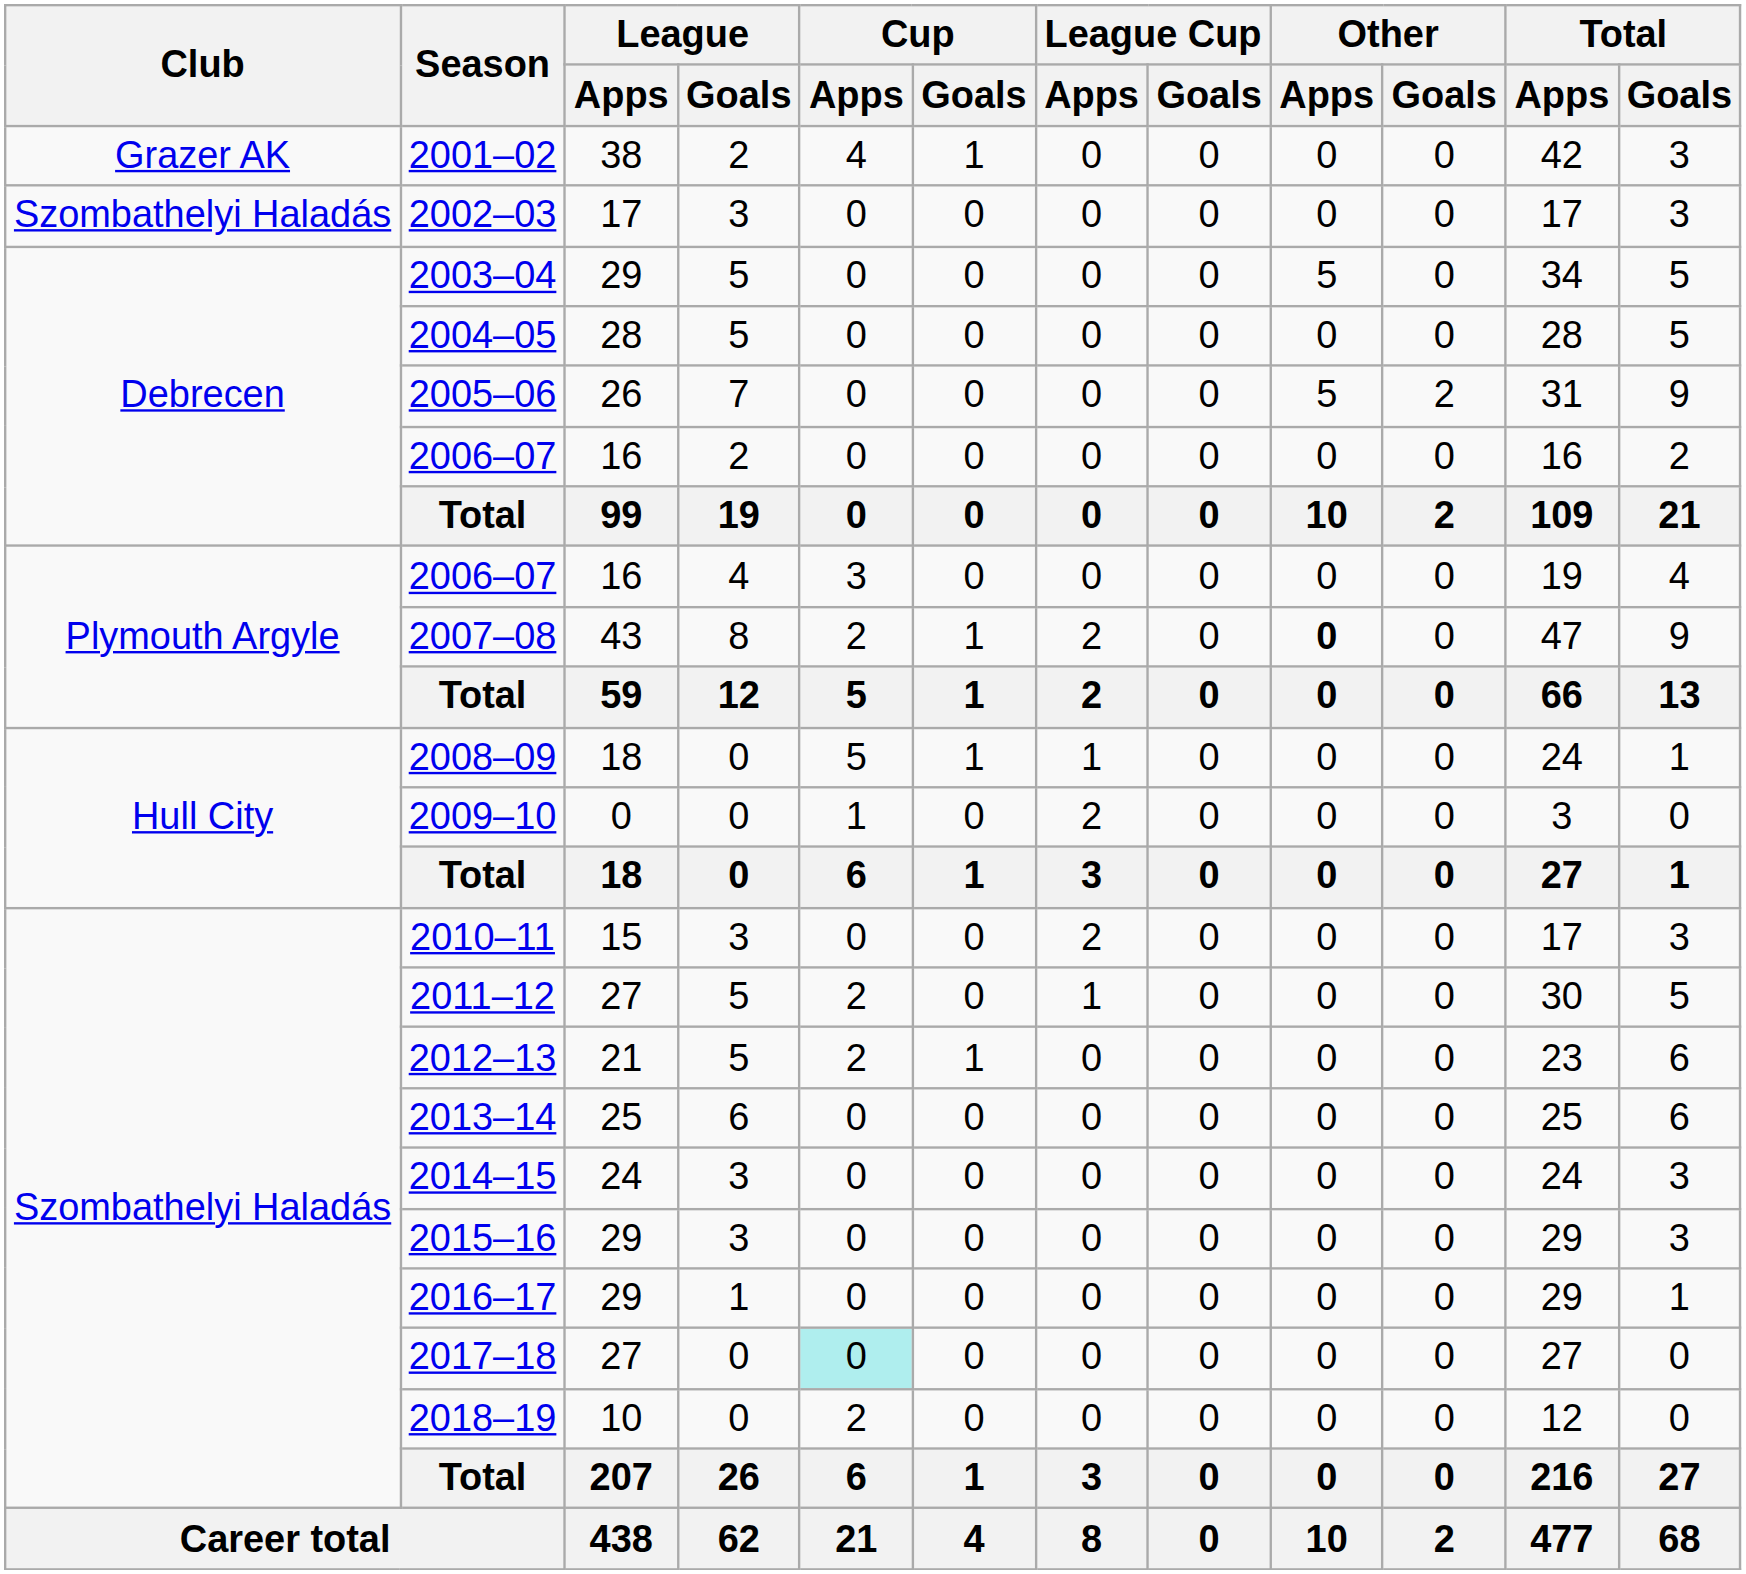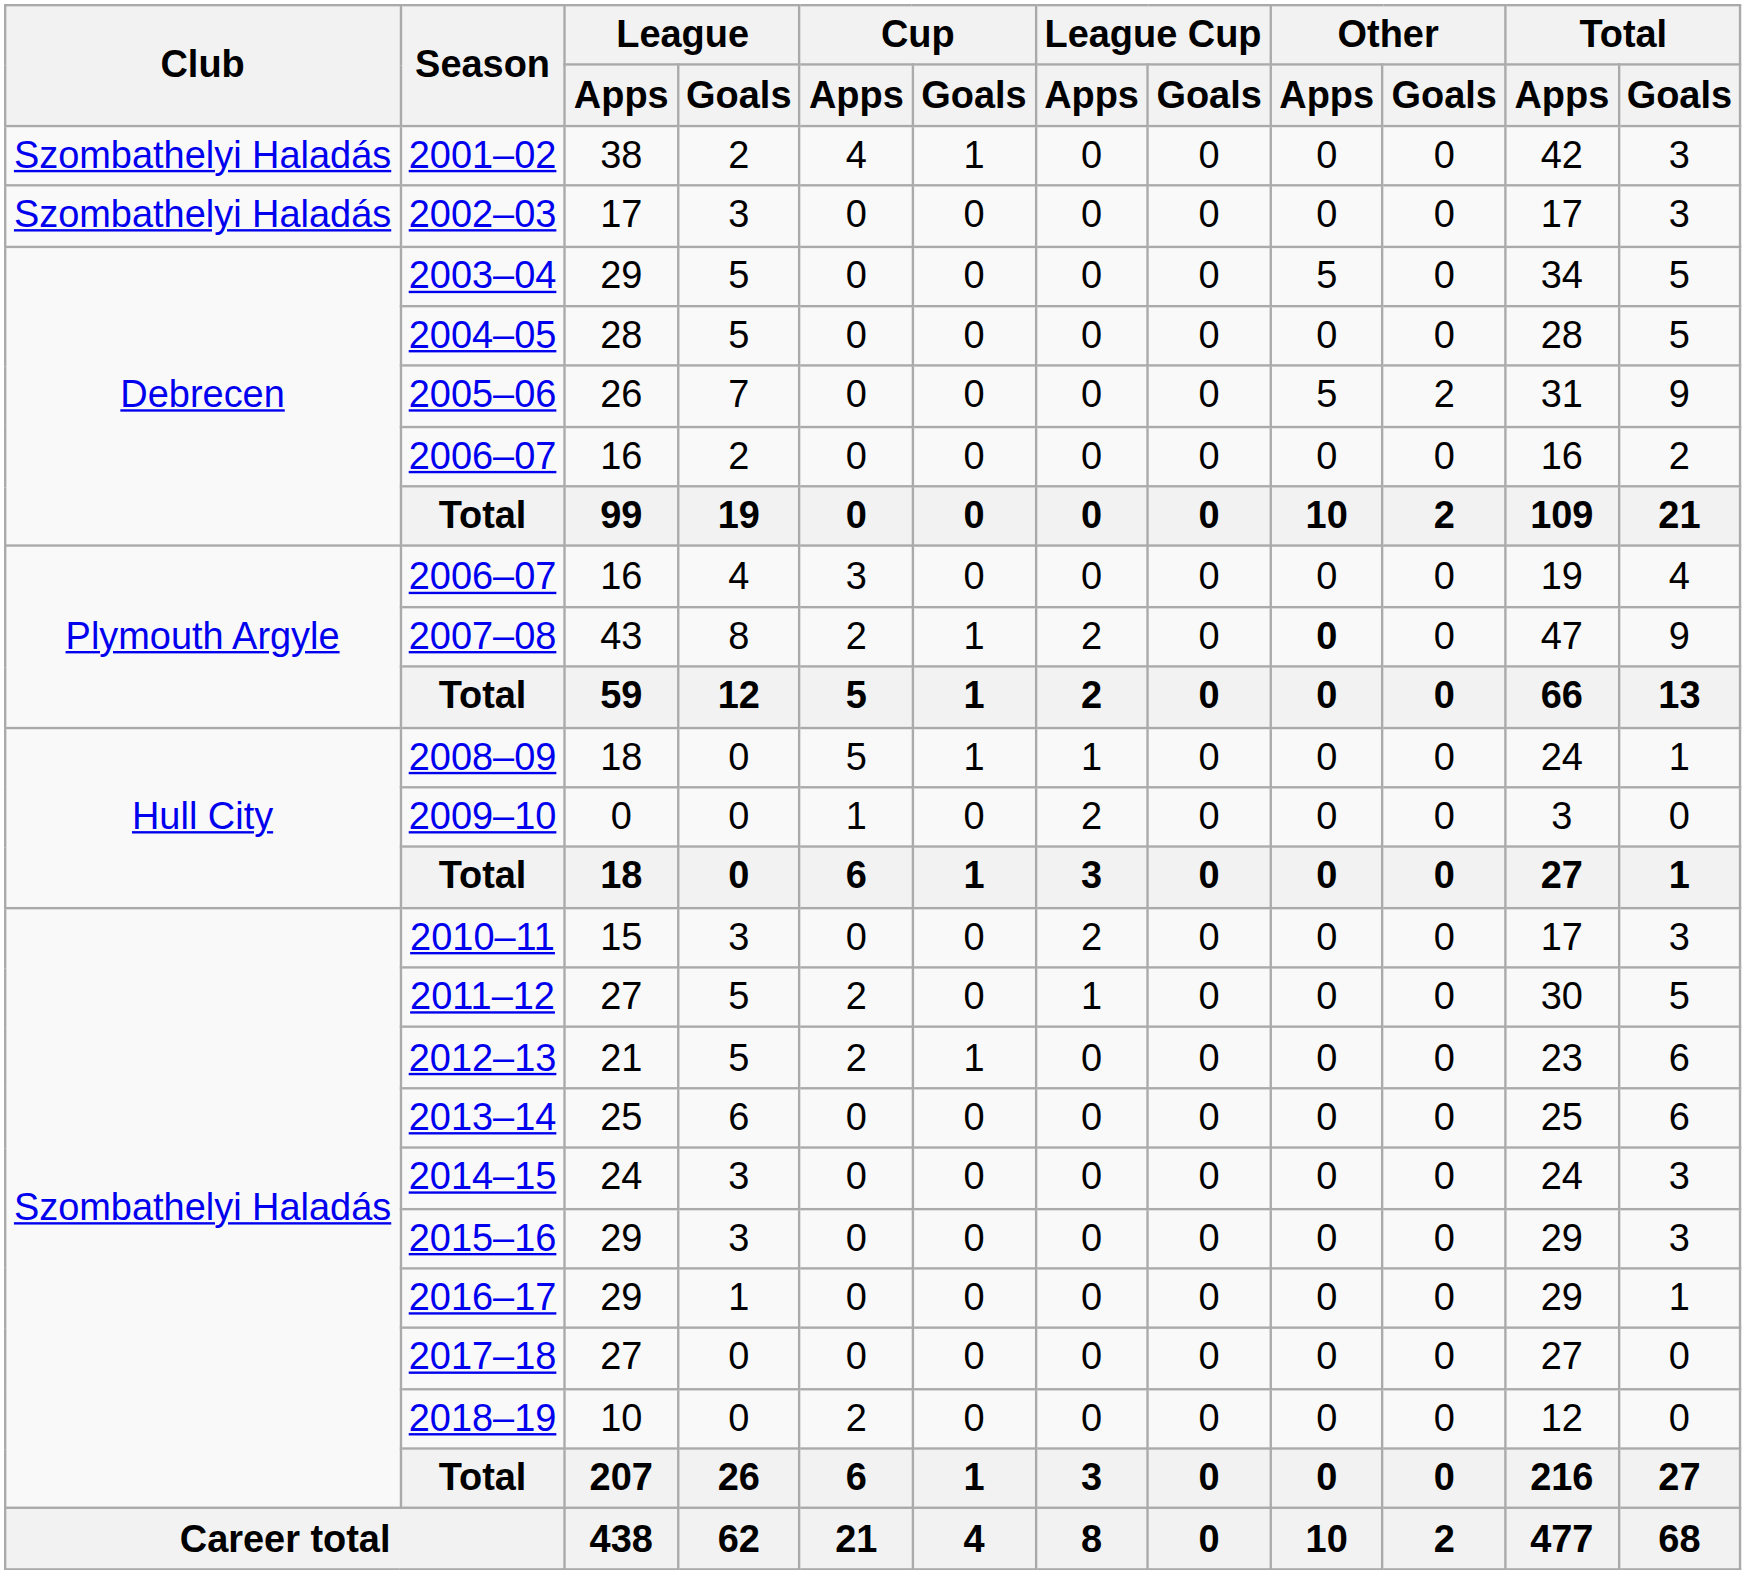(203, 154) Grazer AK -> (203, 154) Szombathelyi Haladás
(856, 1357) paleturquoise background -> (856, 1357) no background
